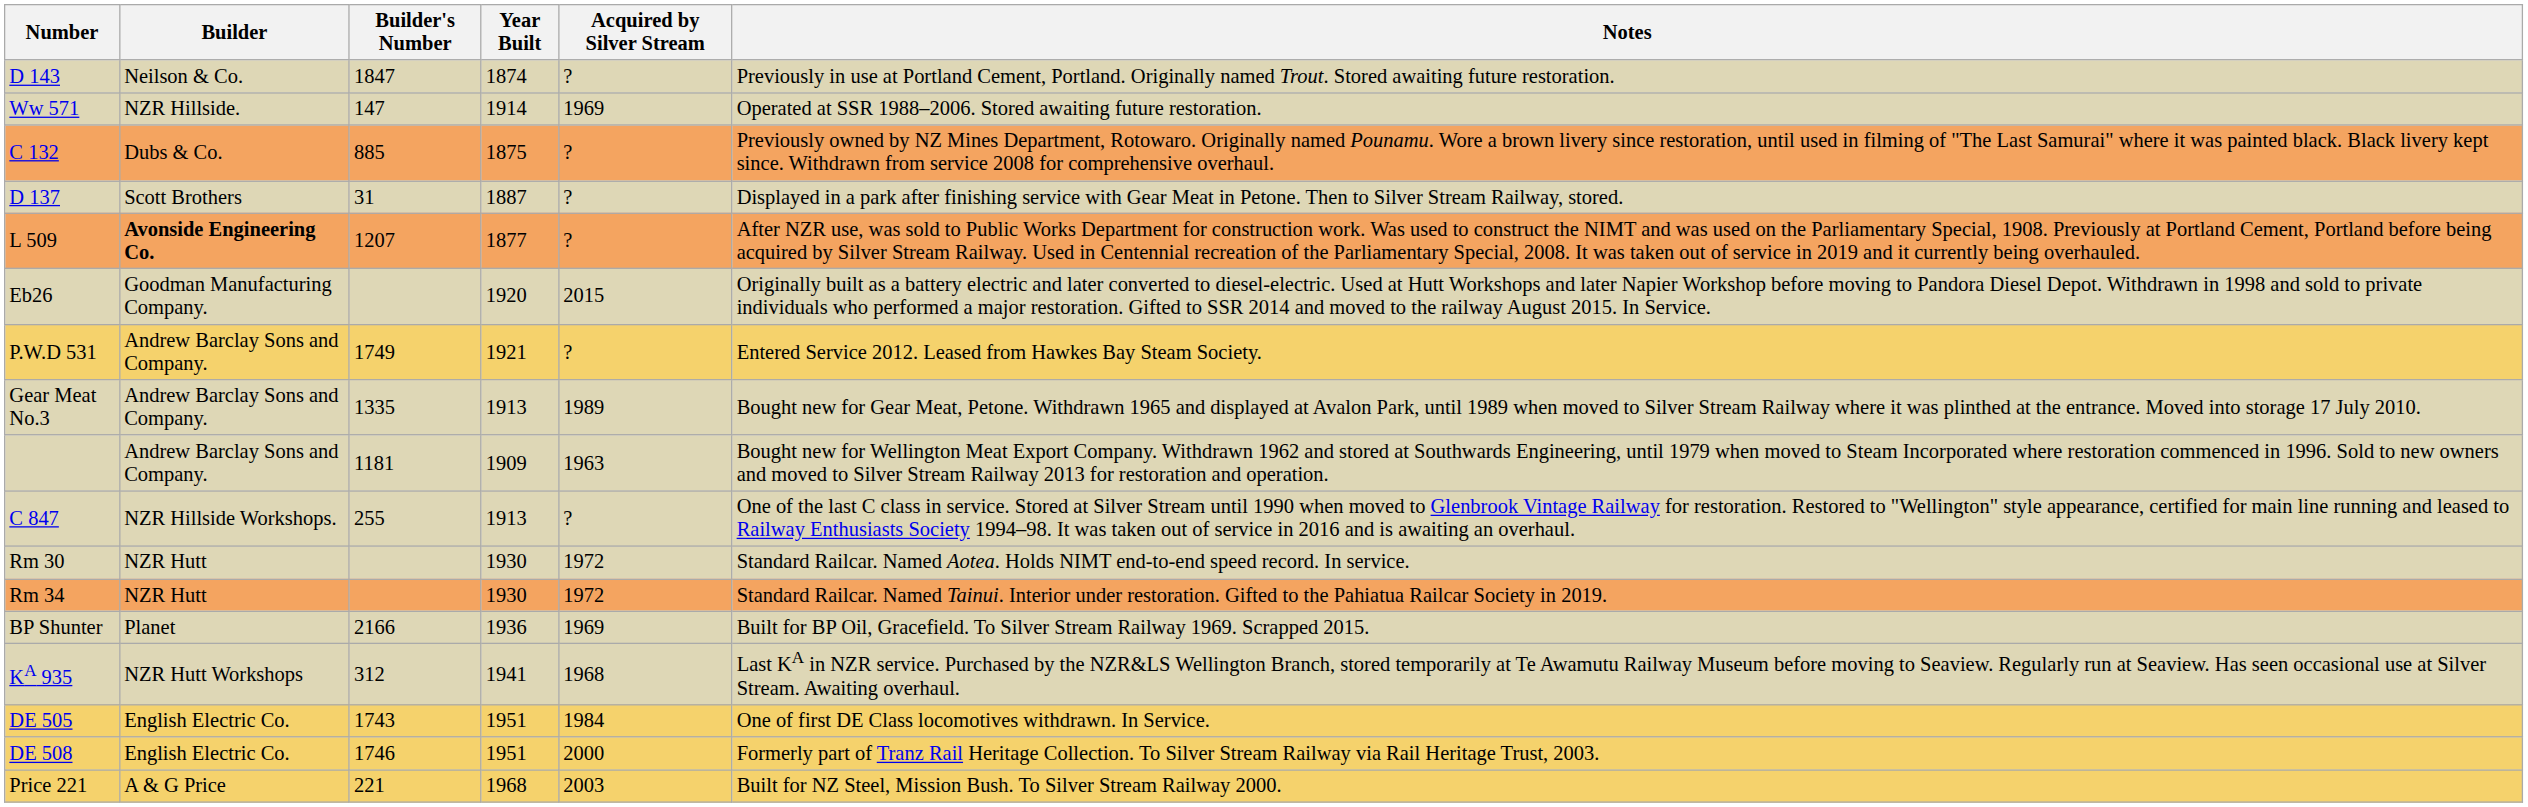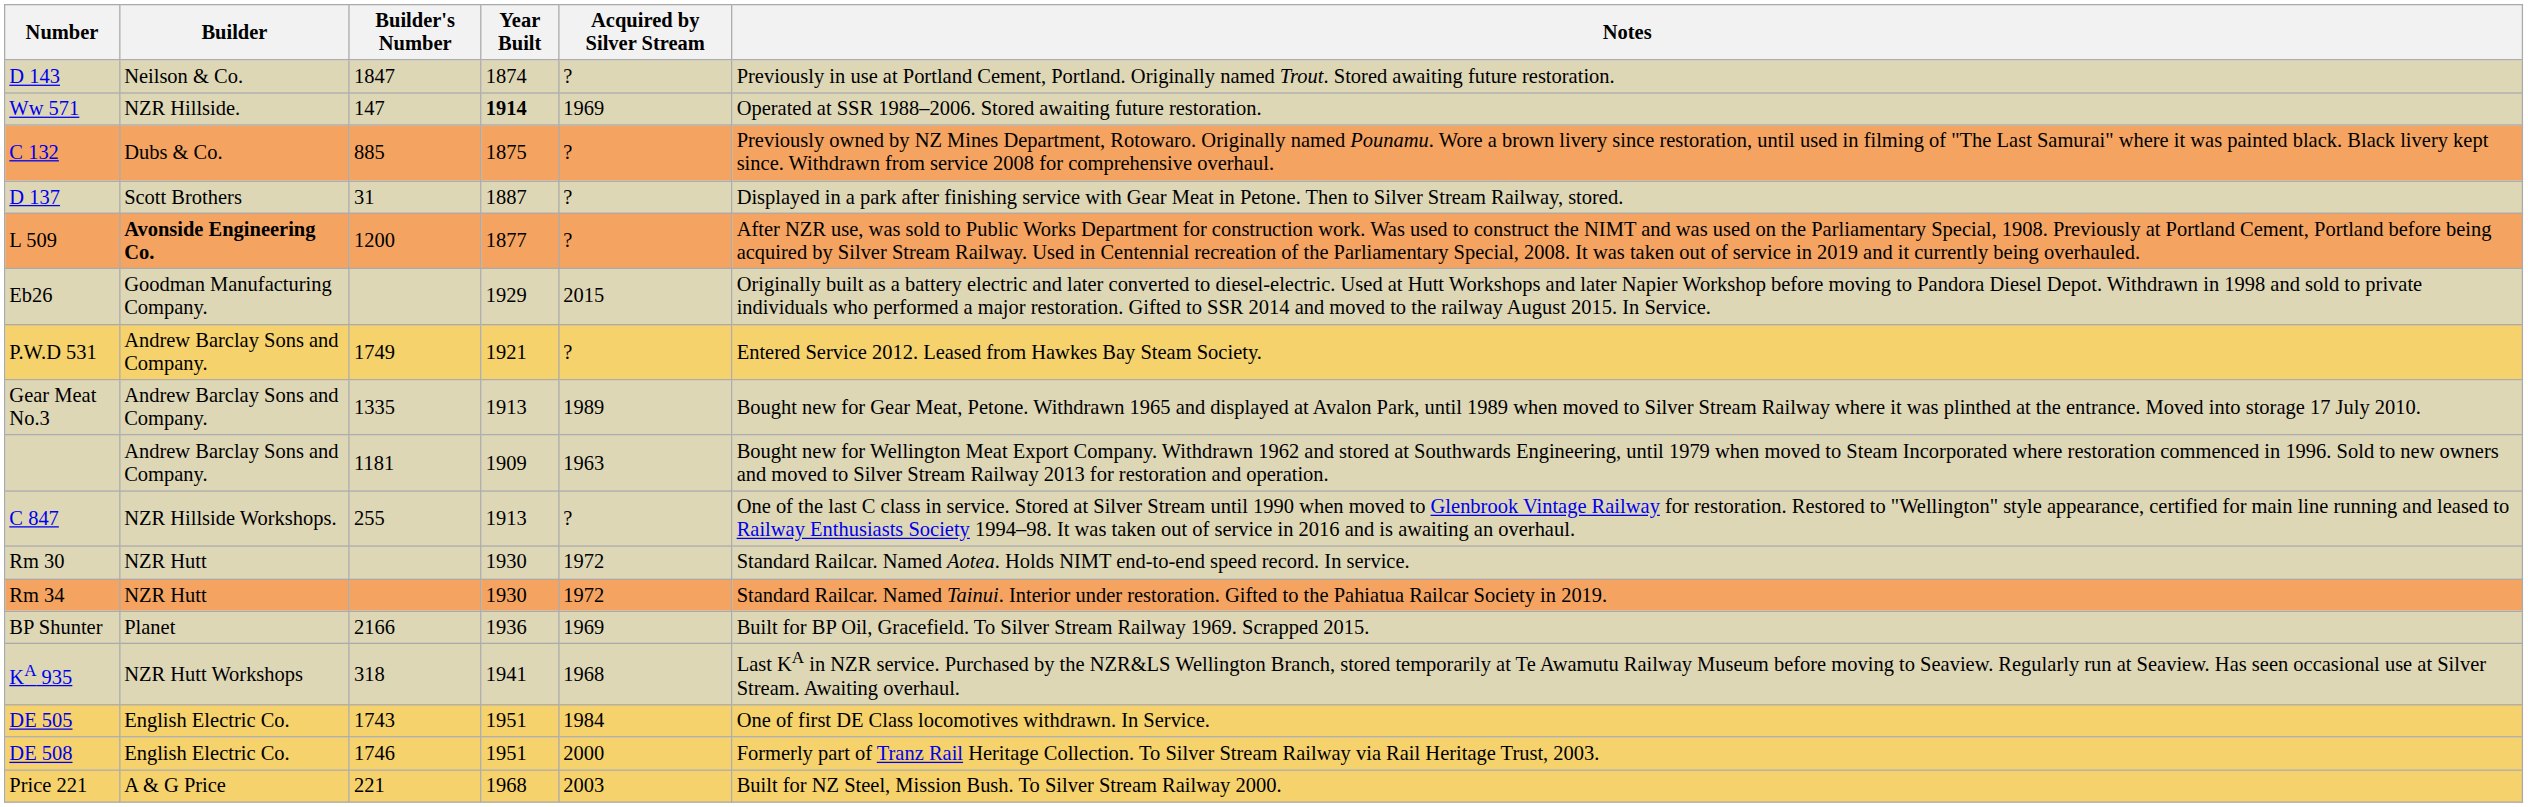(506, 108) normal -> (506, 108) bold
(375, 240) 1207 -> (375, 240) 1200
(506, 296) 1920 -> (506, 296) 1929
(369, 674) 312 -> (369, 674) 318
